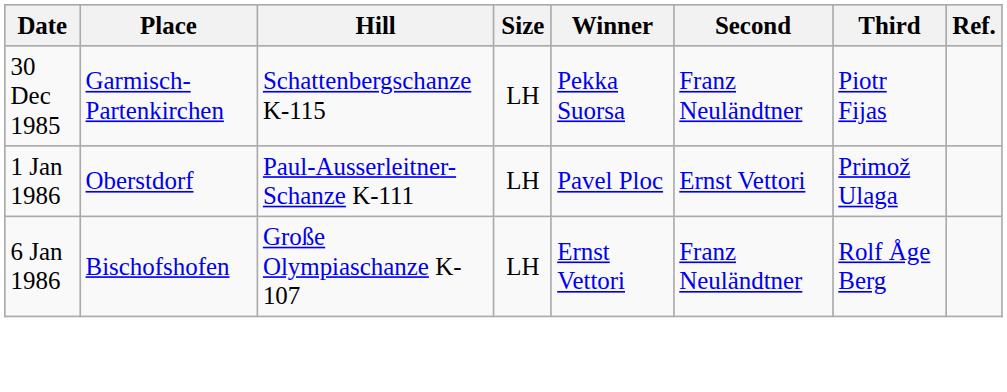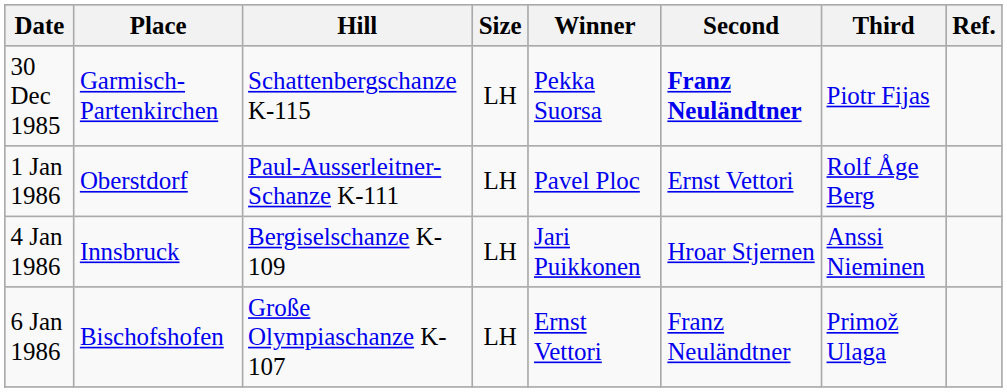(741, 95) normal -> (735, 95) bold
(874, 181) Primož Ulaga -> (873, 181) Rolf Åge Berg
+ row: (37, 251)
(884, 266) Rolf Åge Berg -> (863, 337) Primož Ulaga
